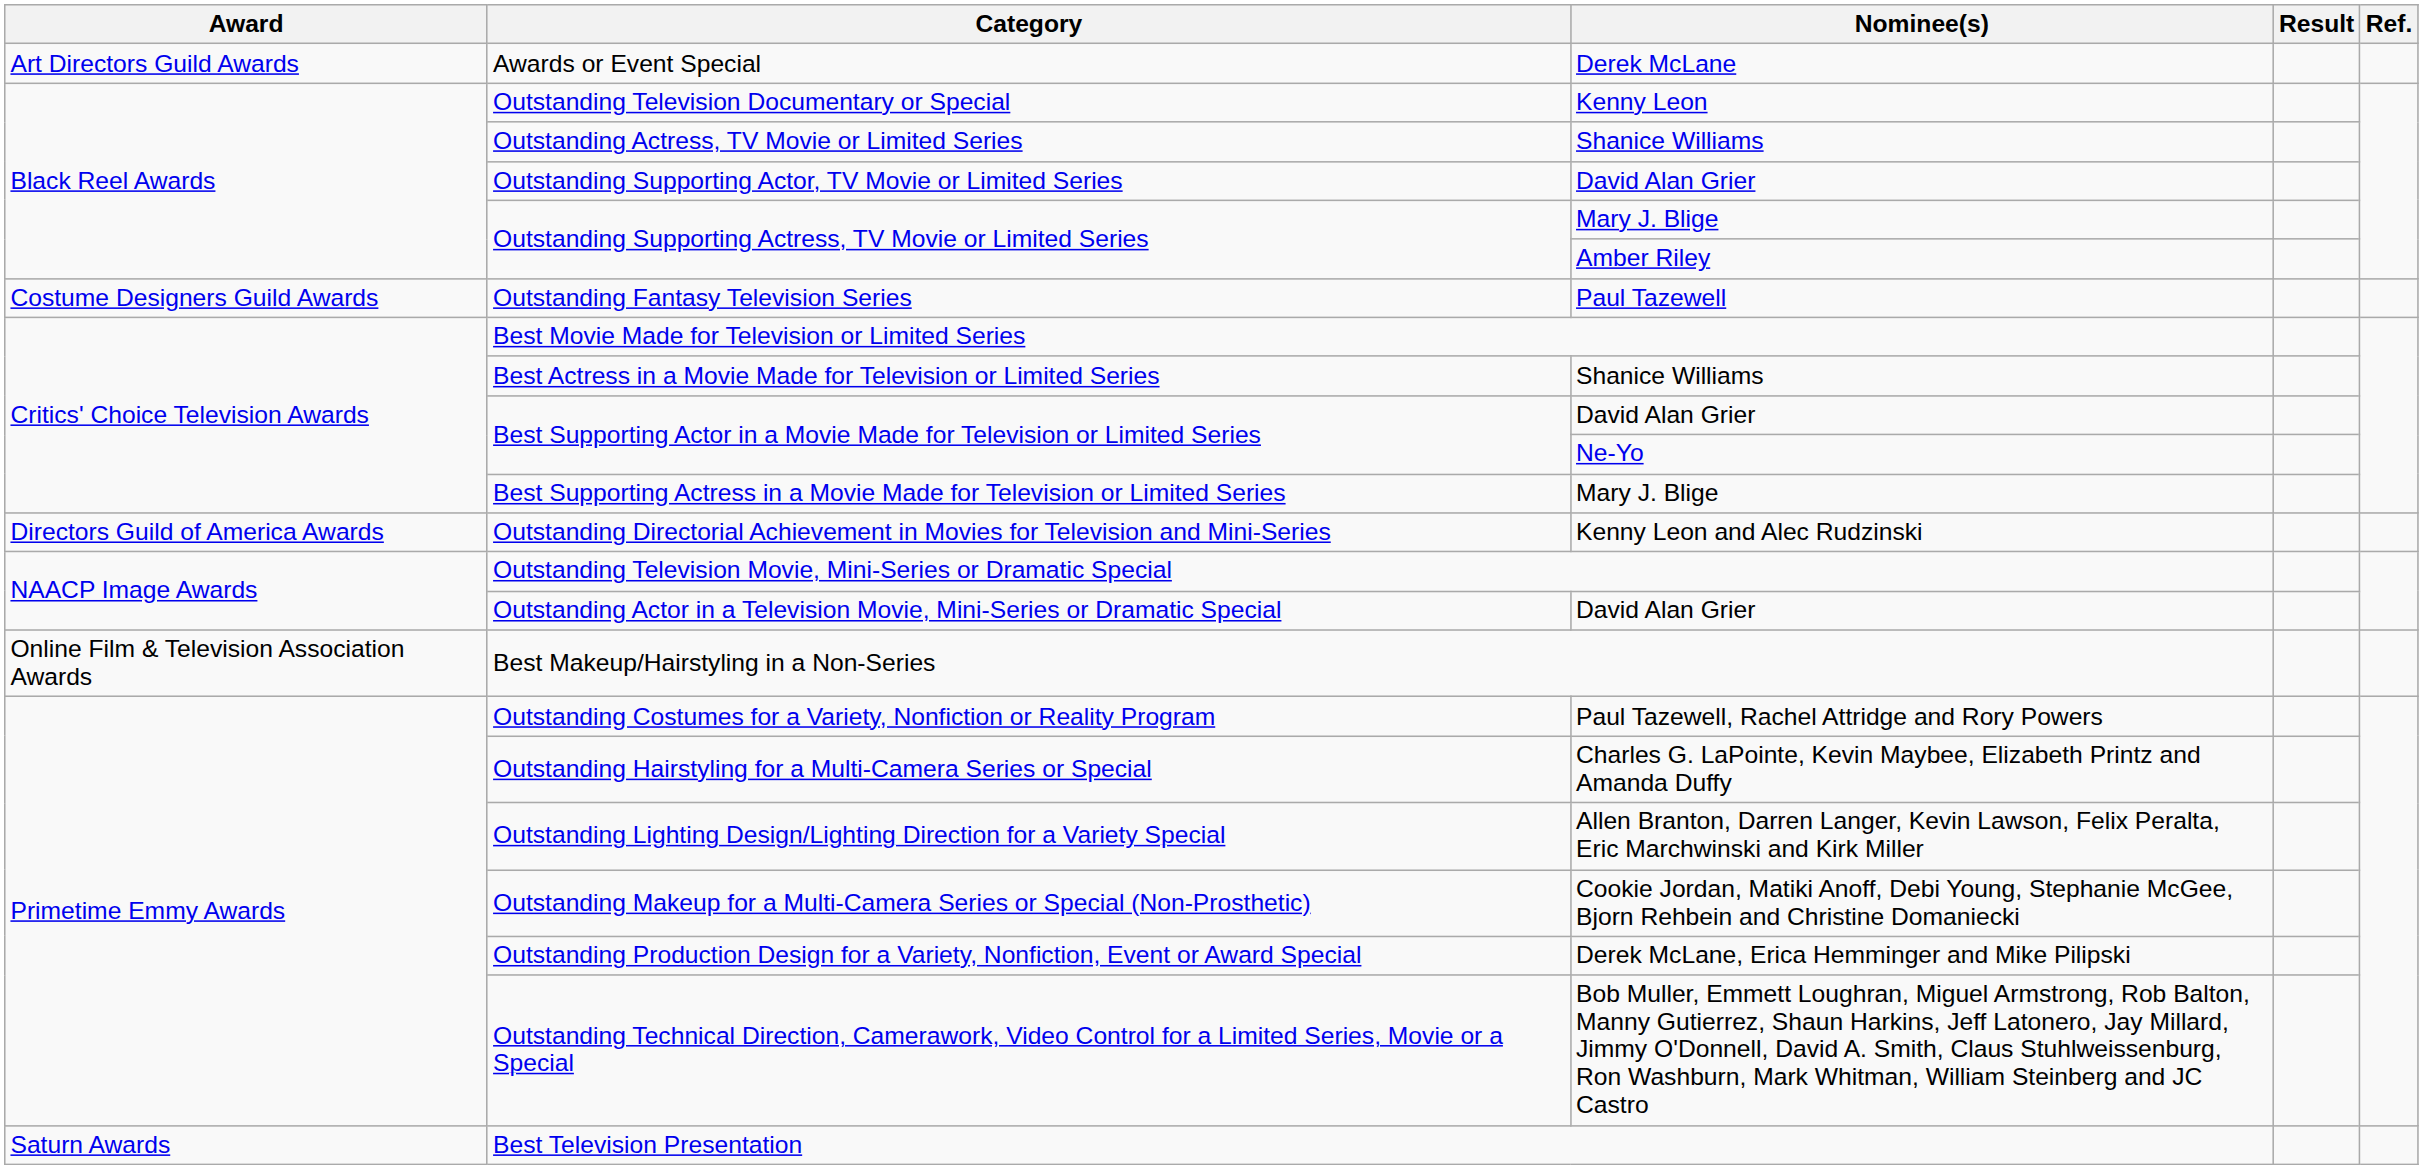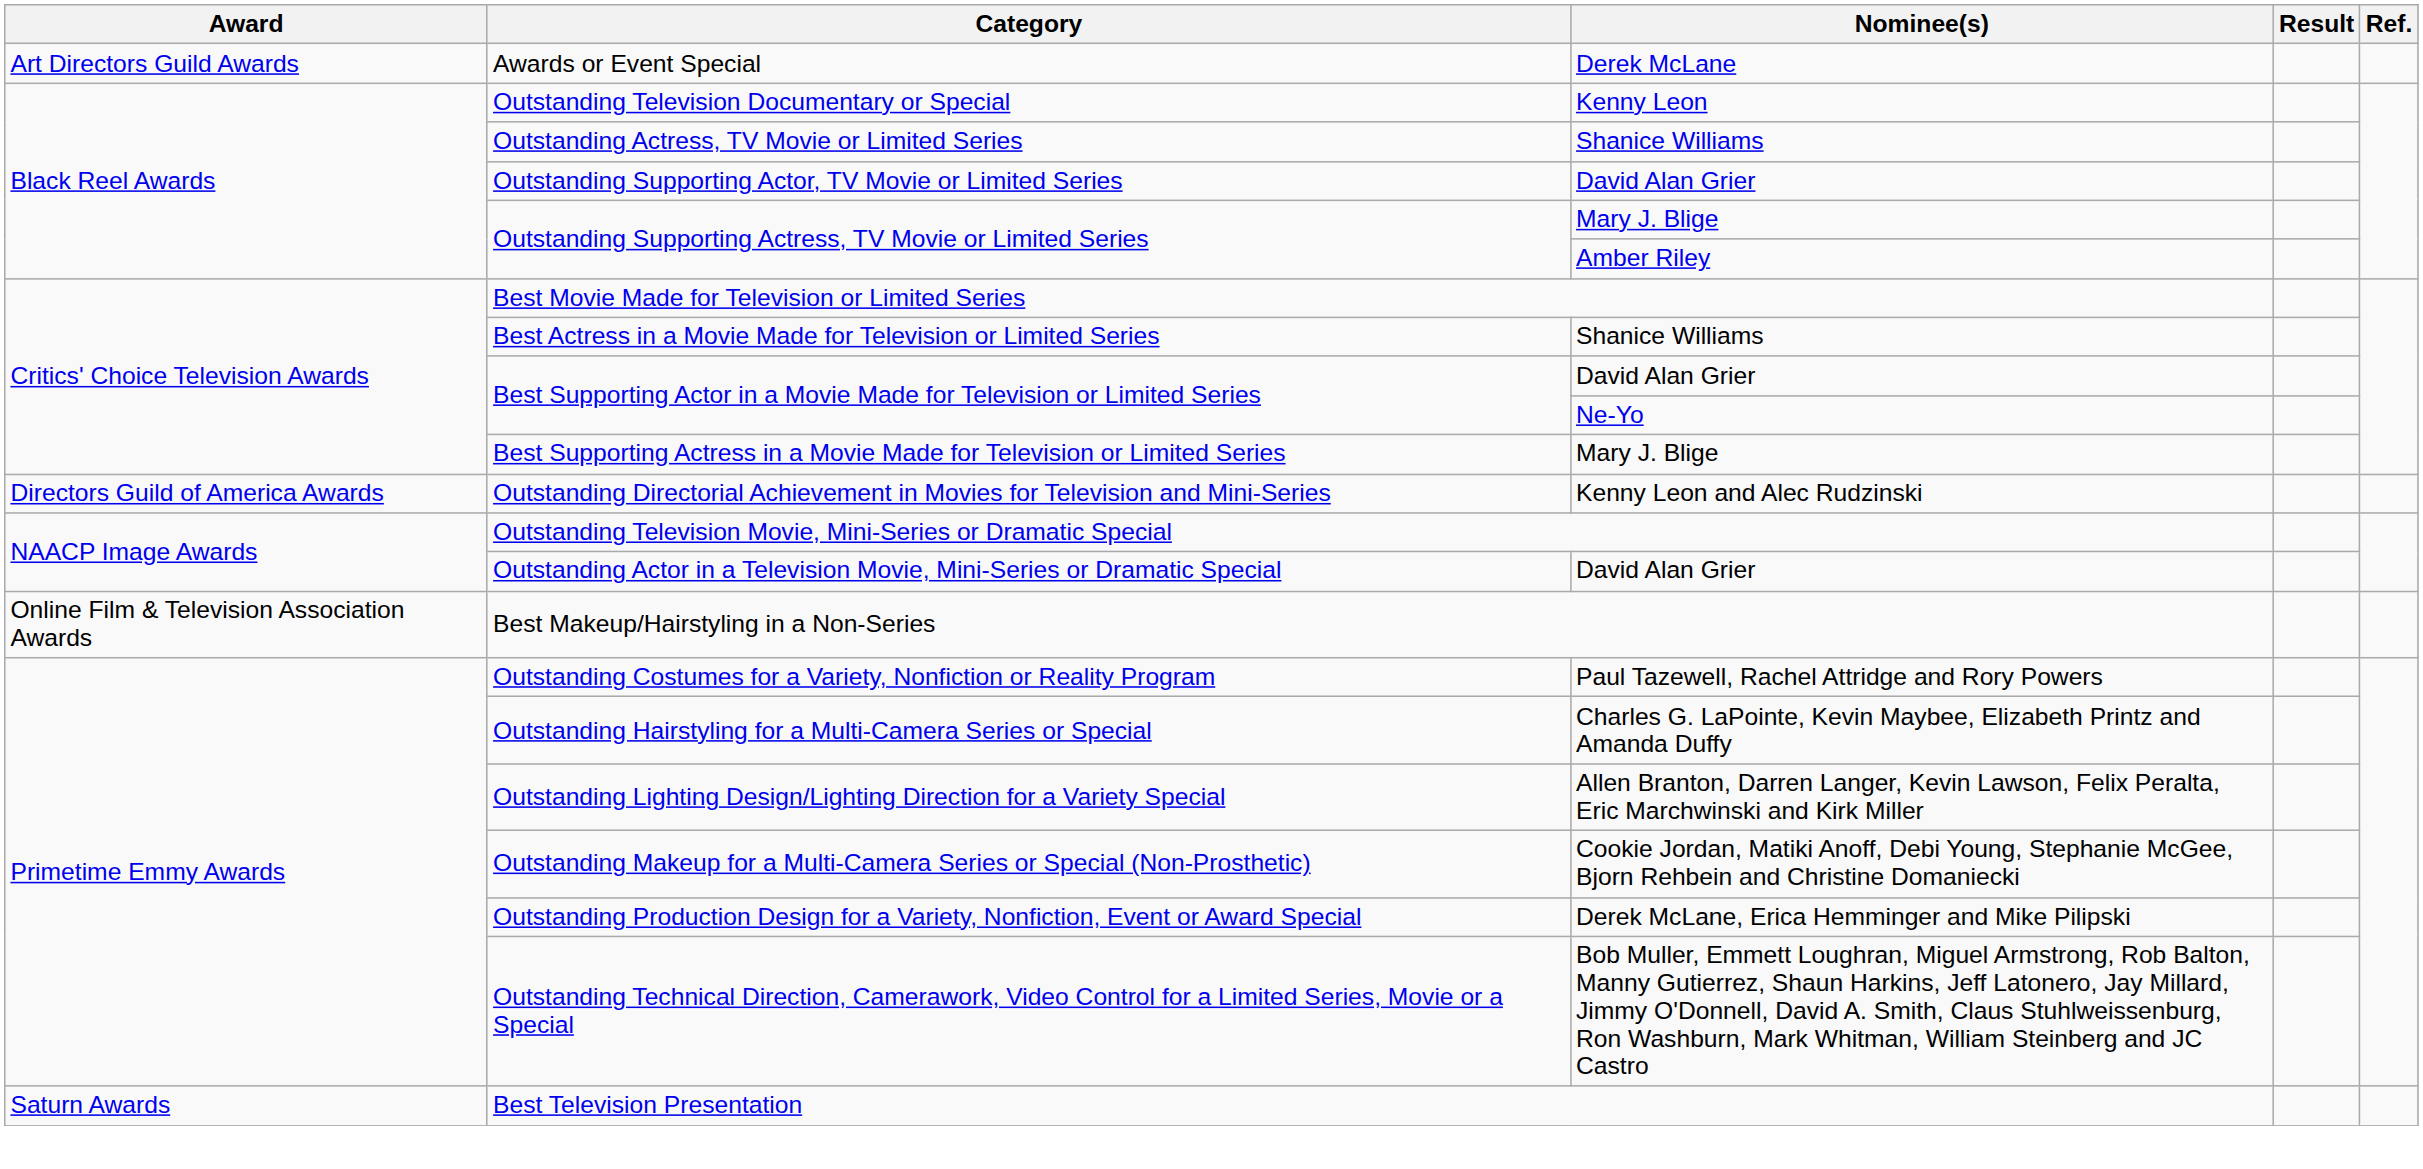- row: (702, 297)
